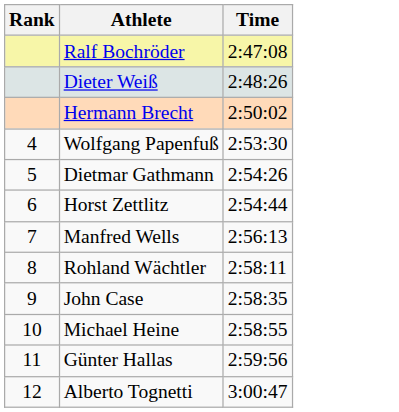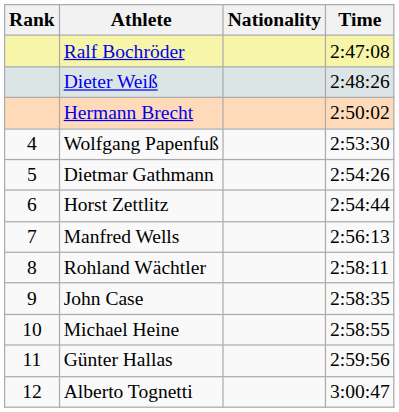+ column: (274, 19)
